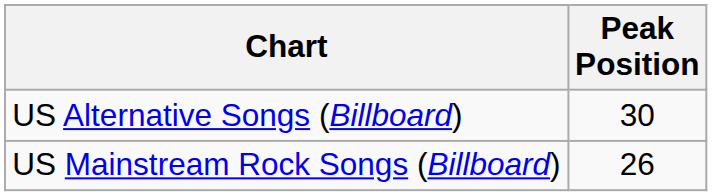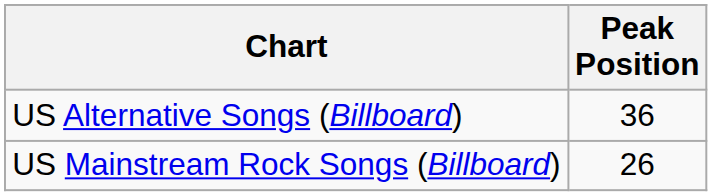(637, 114) 30 -> (637, 114) 36
